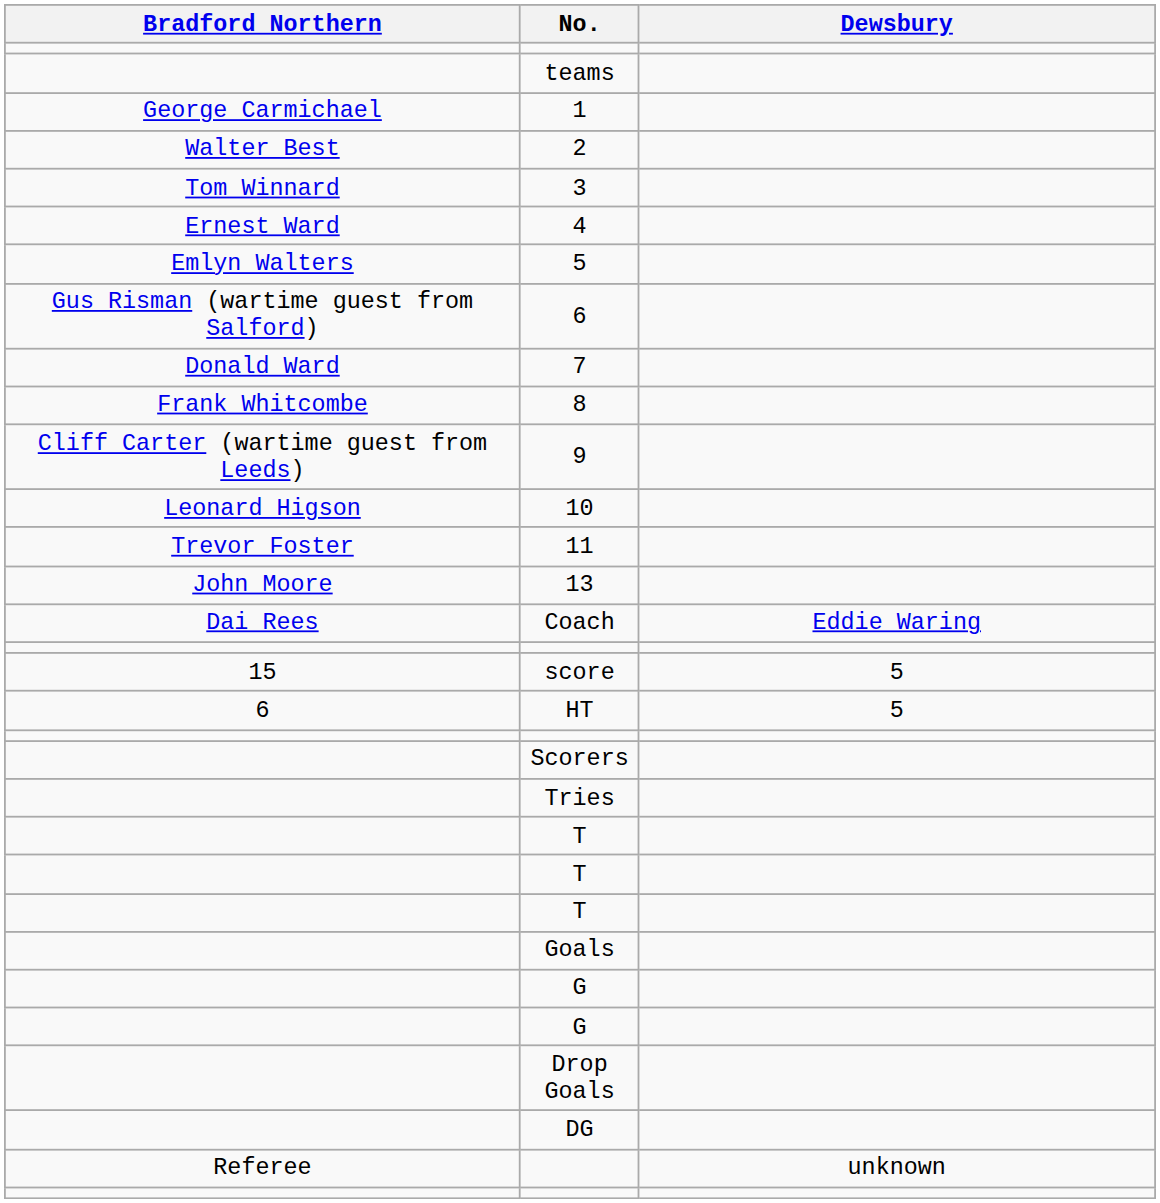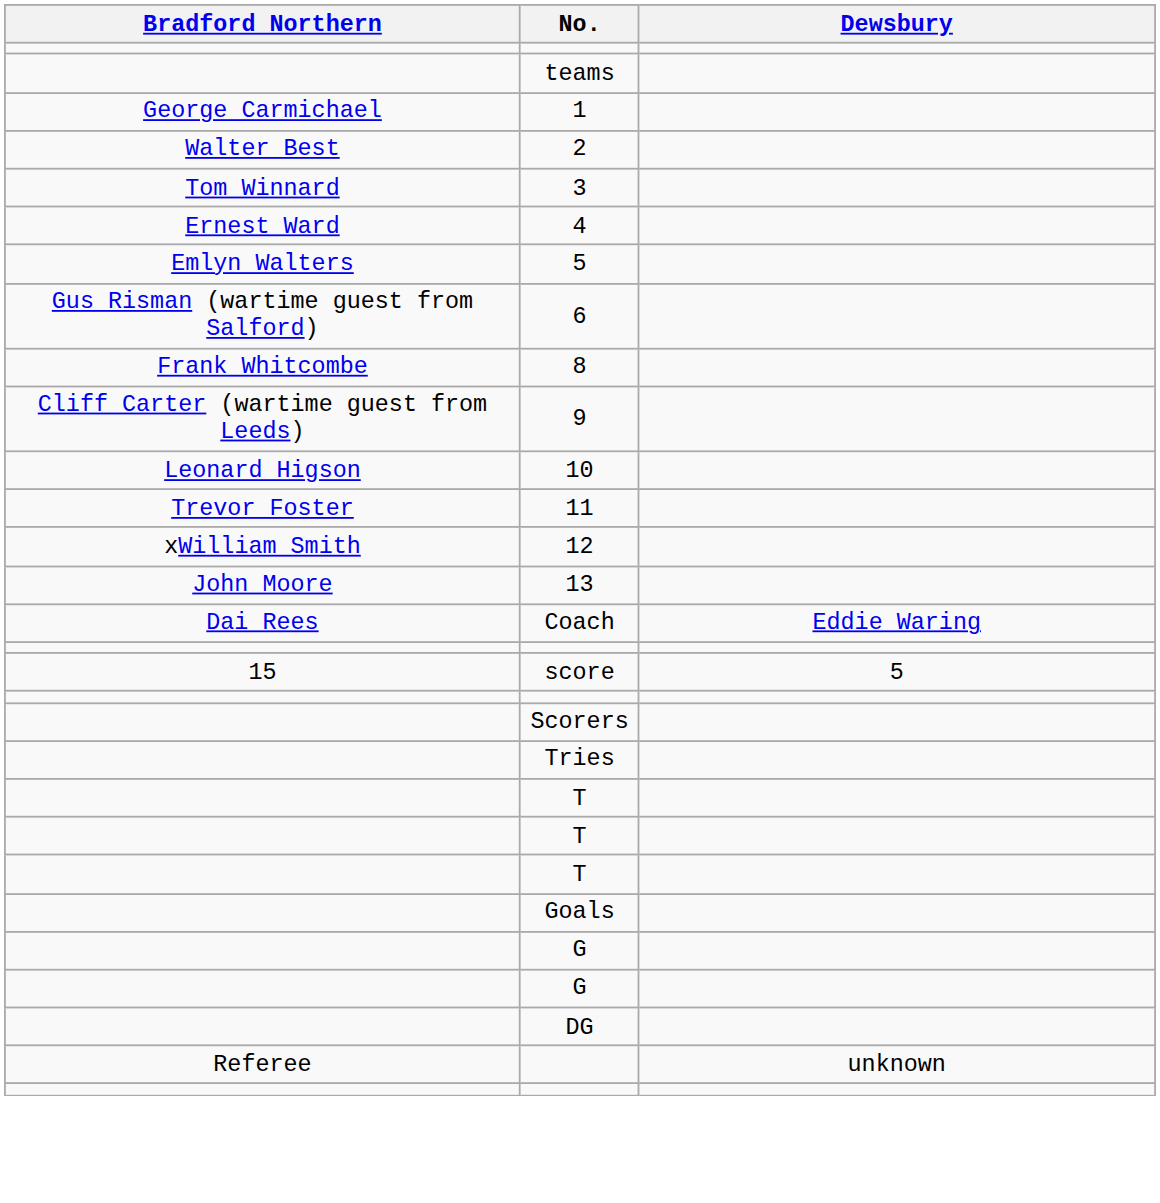- row: (262, 367)
+ row: (262, 547)
- row: (262, 710)
- row: (262, 1078)
